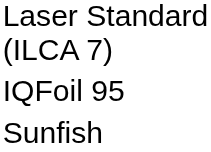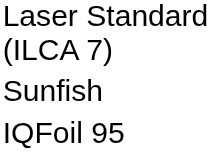rows swapped: (53, 132) <-> (64, 91)
